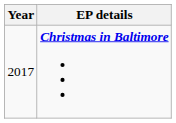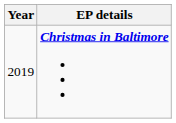(21, 71) 2017 -> (21, 71) 2019
